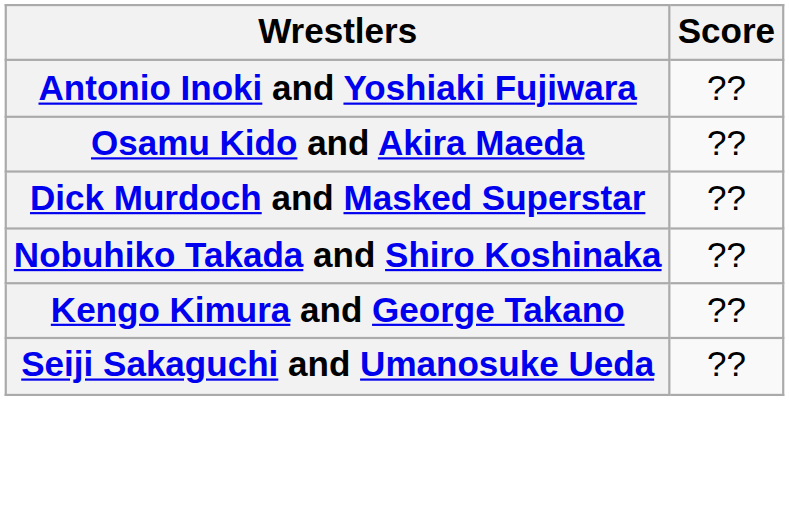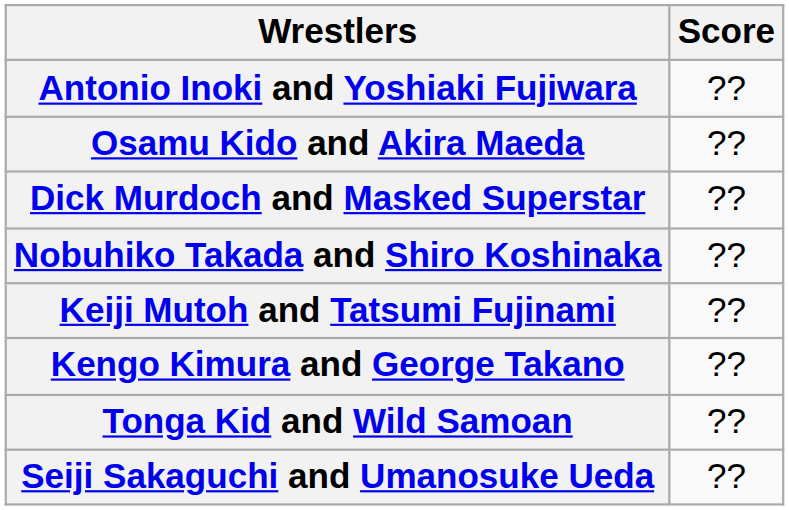+ row: (338, 310)
+ row: (338, 421)
